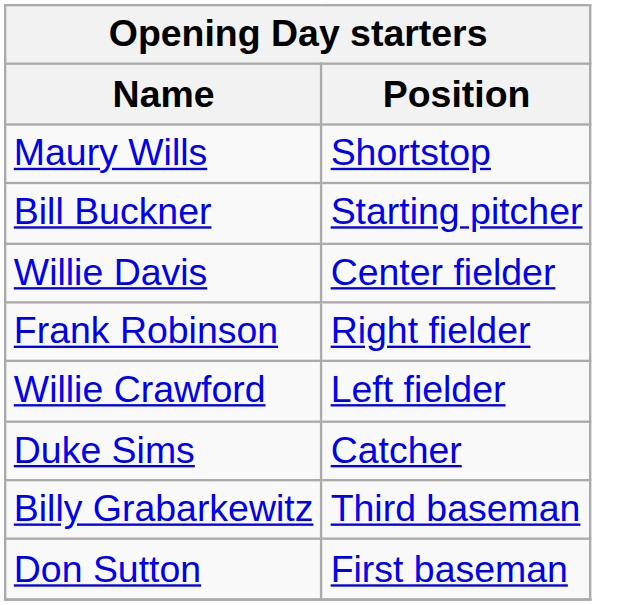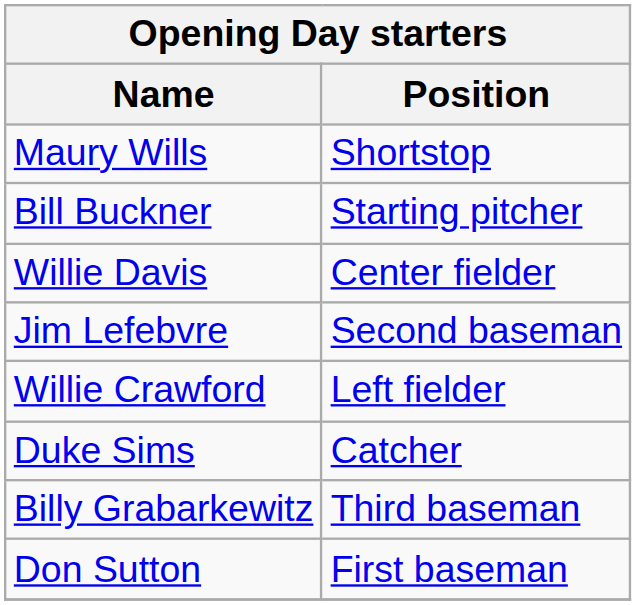- row: (146, 331)
+ row: (121, 331)
